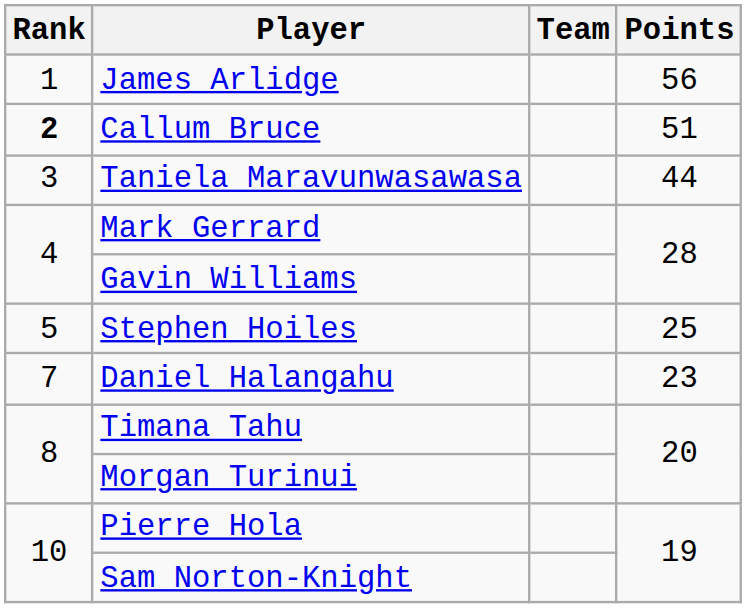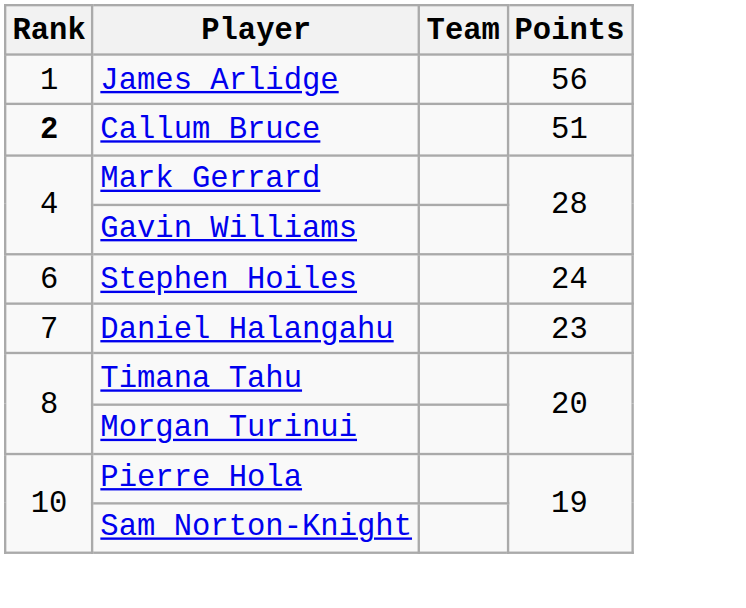- row: (311, 179)
(49, 329) 5 -> (49, 279) 6
(679, 329) 25 -> (569, 279) 24
